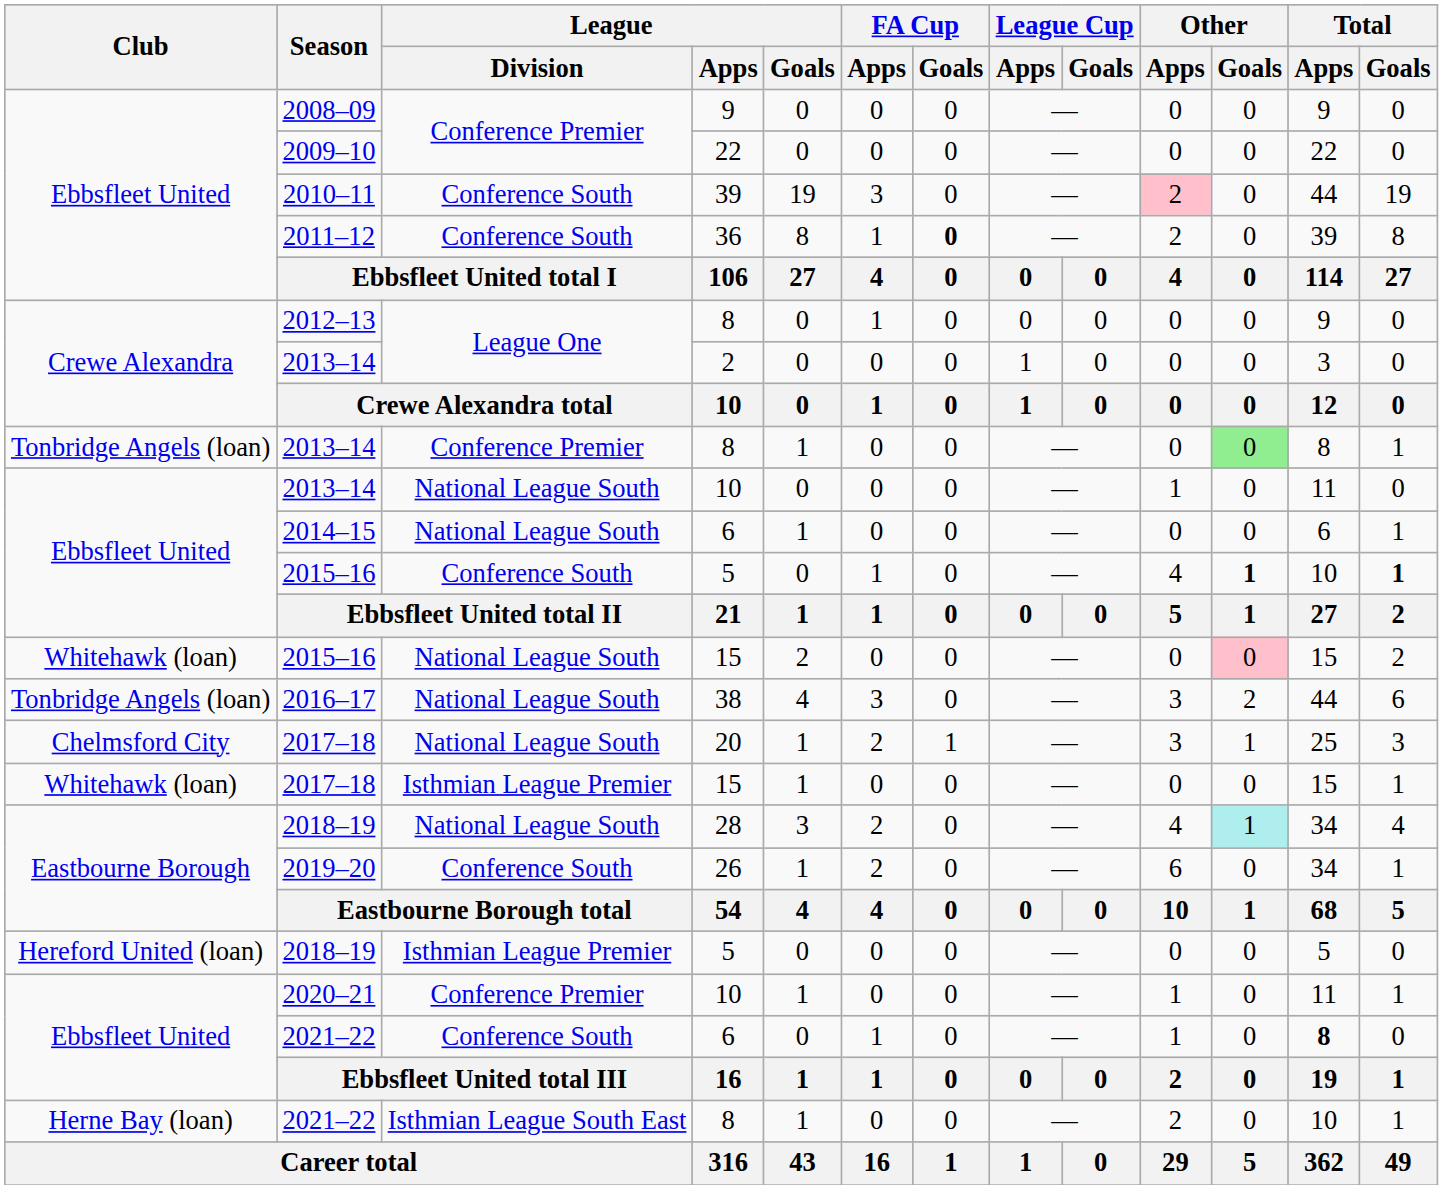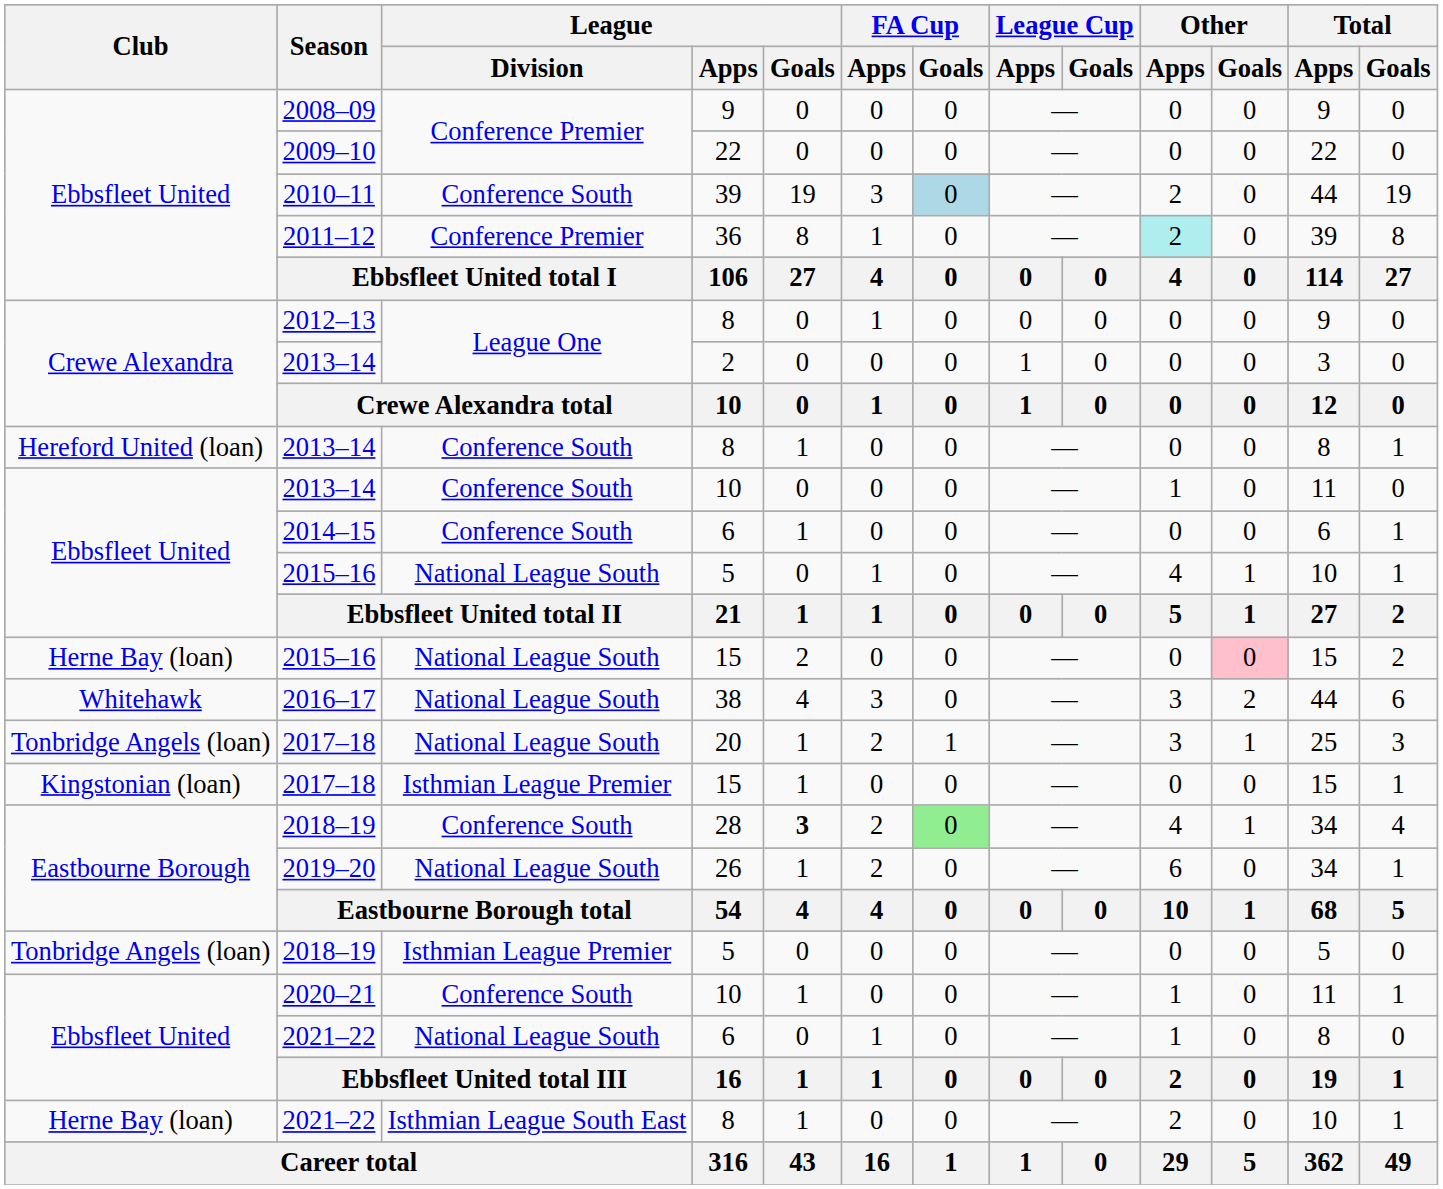(951, 194) no background -> (951, 194) lightblue background
(1175, 194) pink background -> (1175, 194) no background
(537, 236) Conference South -> (537, 236) Conference Premier
(951, 236) bold -> (951, 236) normal
(1175, 236) no background -> (1175, 236) paleturquoise background
(141, 446) Tonbridge Angels (loan) -> (141, 446) Hereford United (loan)
(537, 446) Conference Premier -> (537, 446) Conference South
(1250, 446) lightgreen background -> (1250, 446) no background
(537, 488) National League South -> (537, 488) Conference South
(537, 531) National League South -> (537, 531) Conference South
(537, 573) Conference South -> (537, 573) National League South
(1250, 573) bold -> (1250, 573) normal
(1398, 573) bold -> (1398, 573) normal
(141, 657) Whitehawk (loan) -> (141, 657) Herne Bay (loan)
(141, 699) Tonbridge Angels (loan) -> (141, 699) Whitehawk
(141, 741) Chelmsford City -> (141, 741) Tonbridge Angels (loan)
(141, 783) Whitehawk (loan) -> (141, 783) Kingstonian (loan)
(537, 825) National League South -> (537, 825) Conference South
(802, 825) normal -> (802, 825) bold
(951, 825) no background -> (951, 825) lightgreen background
(1250, 825) paleturquoise background -> (1250, 825) no background
(537, 868) Conference South -> (537, 868) National League South
(141, 952) Hereford United (loan) -> (141, 952) Tonbridge Angels (loan)
(537, 994) Conference Premier -> (537, 994) Conference South
(537, 1036) Conference South -> (537, 1036) National League South
(1324, 1036) bold -> (1324, 1036) normal
